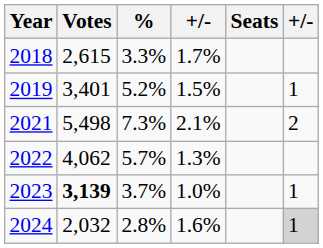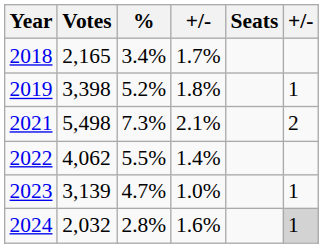(86, 55) 2,615 -> (86, 55) 2,165
(144, 55) 3.3% -> (144, 55) 3.4%
(86, 89) 3,401 -> (86, 89) 3,398
(198, 89) 1.5% -> (198, 89) 1.8%
(144, 157) 5.7% -> (144, 157) 5.5%
(198, 157) 1.3% -> (198, 157) 1.4%
(86, 191) bold -> (86, 191) normal
(144, 191) 3.7% -> (144, 191) 4.7%
